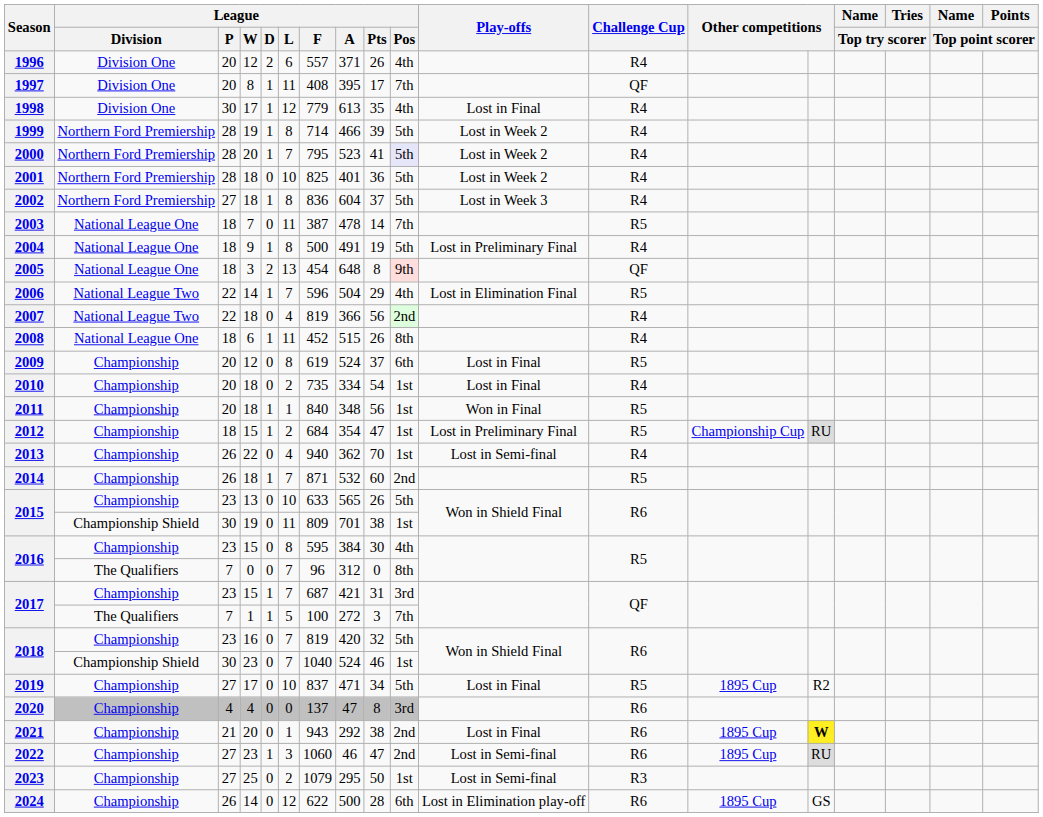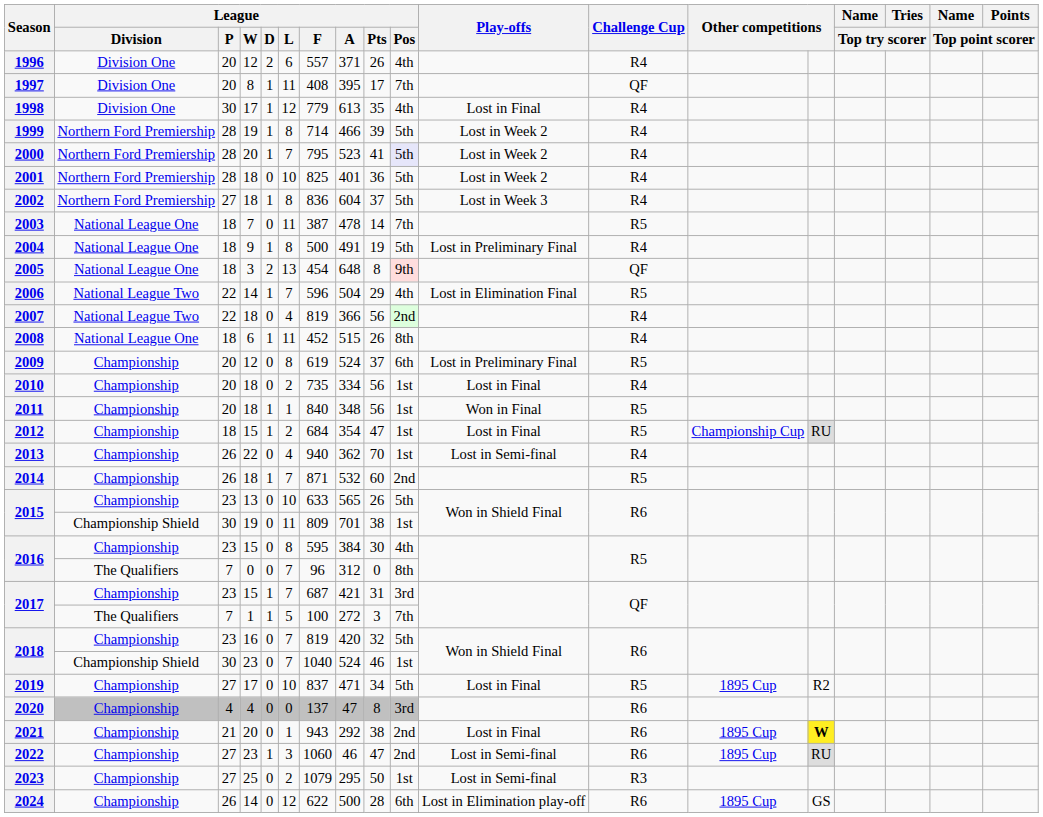(504, 362) Lost in Final -> (504, 362) Lost in Preliminary Final
(377, 385) 54 -> (377, 385) 56
(504, 431) Lost in Preliminary Final -> (504, 431) Lost in Final
